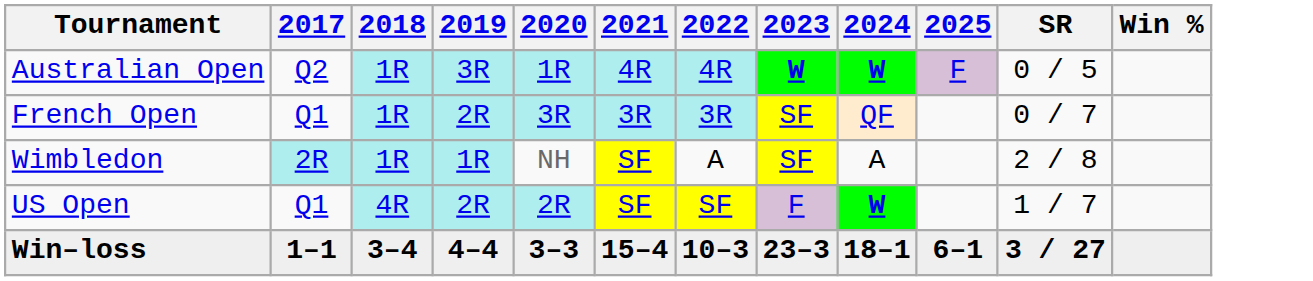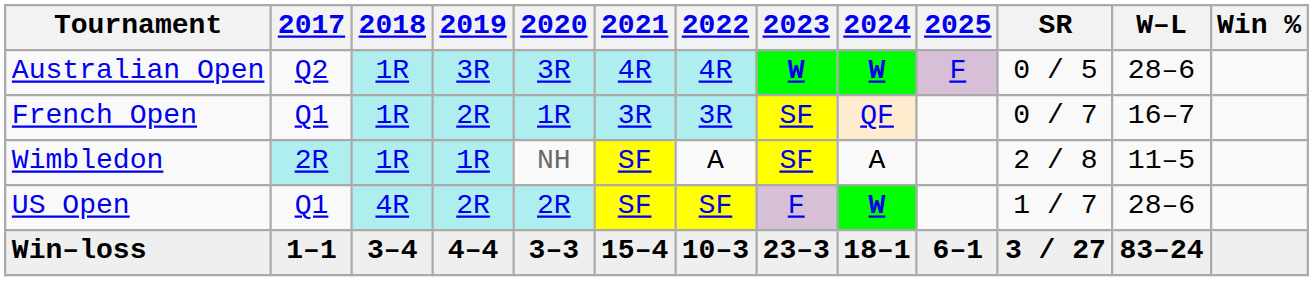+ column: (1162, 28)
(554, 73) 1R -> (554, 73) 3R
(554, 118) 3R -> (554, 118) 1R
